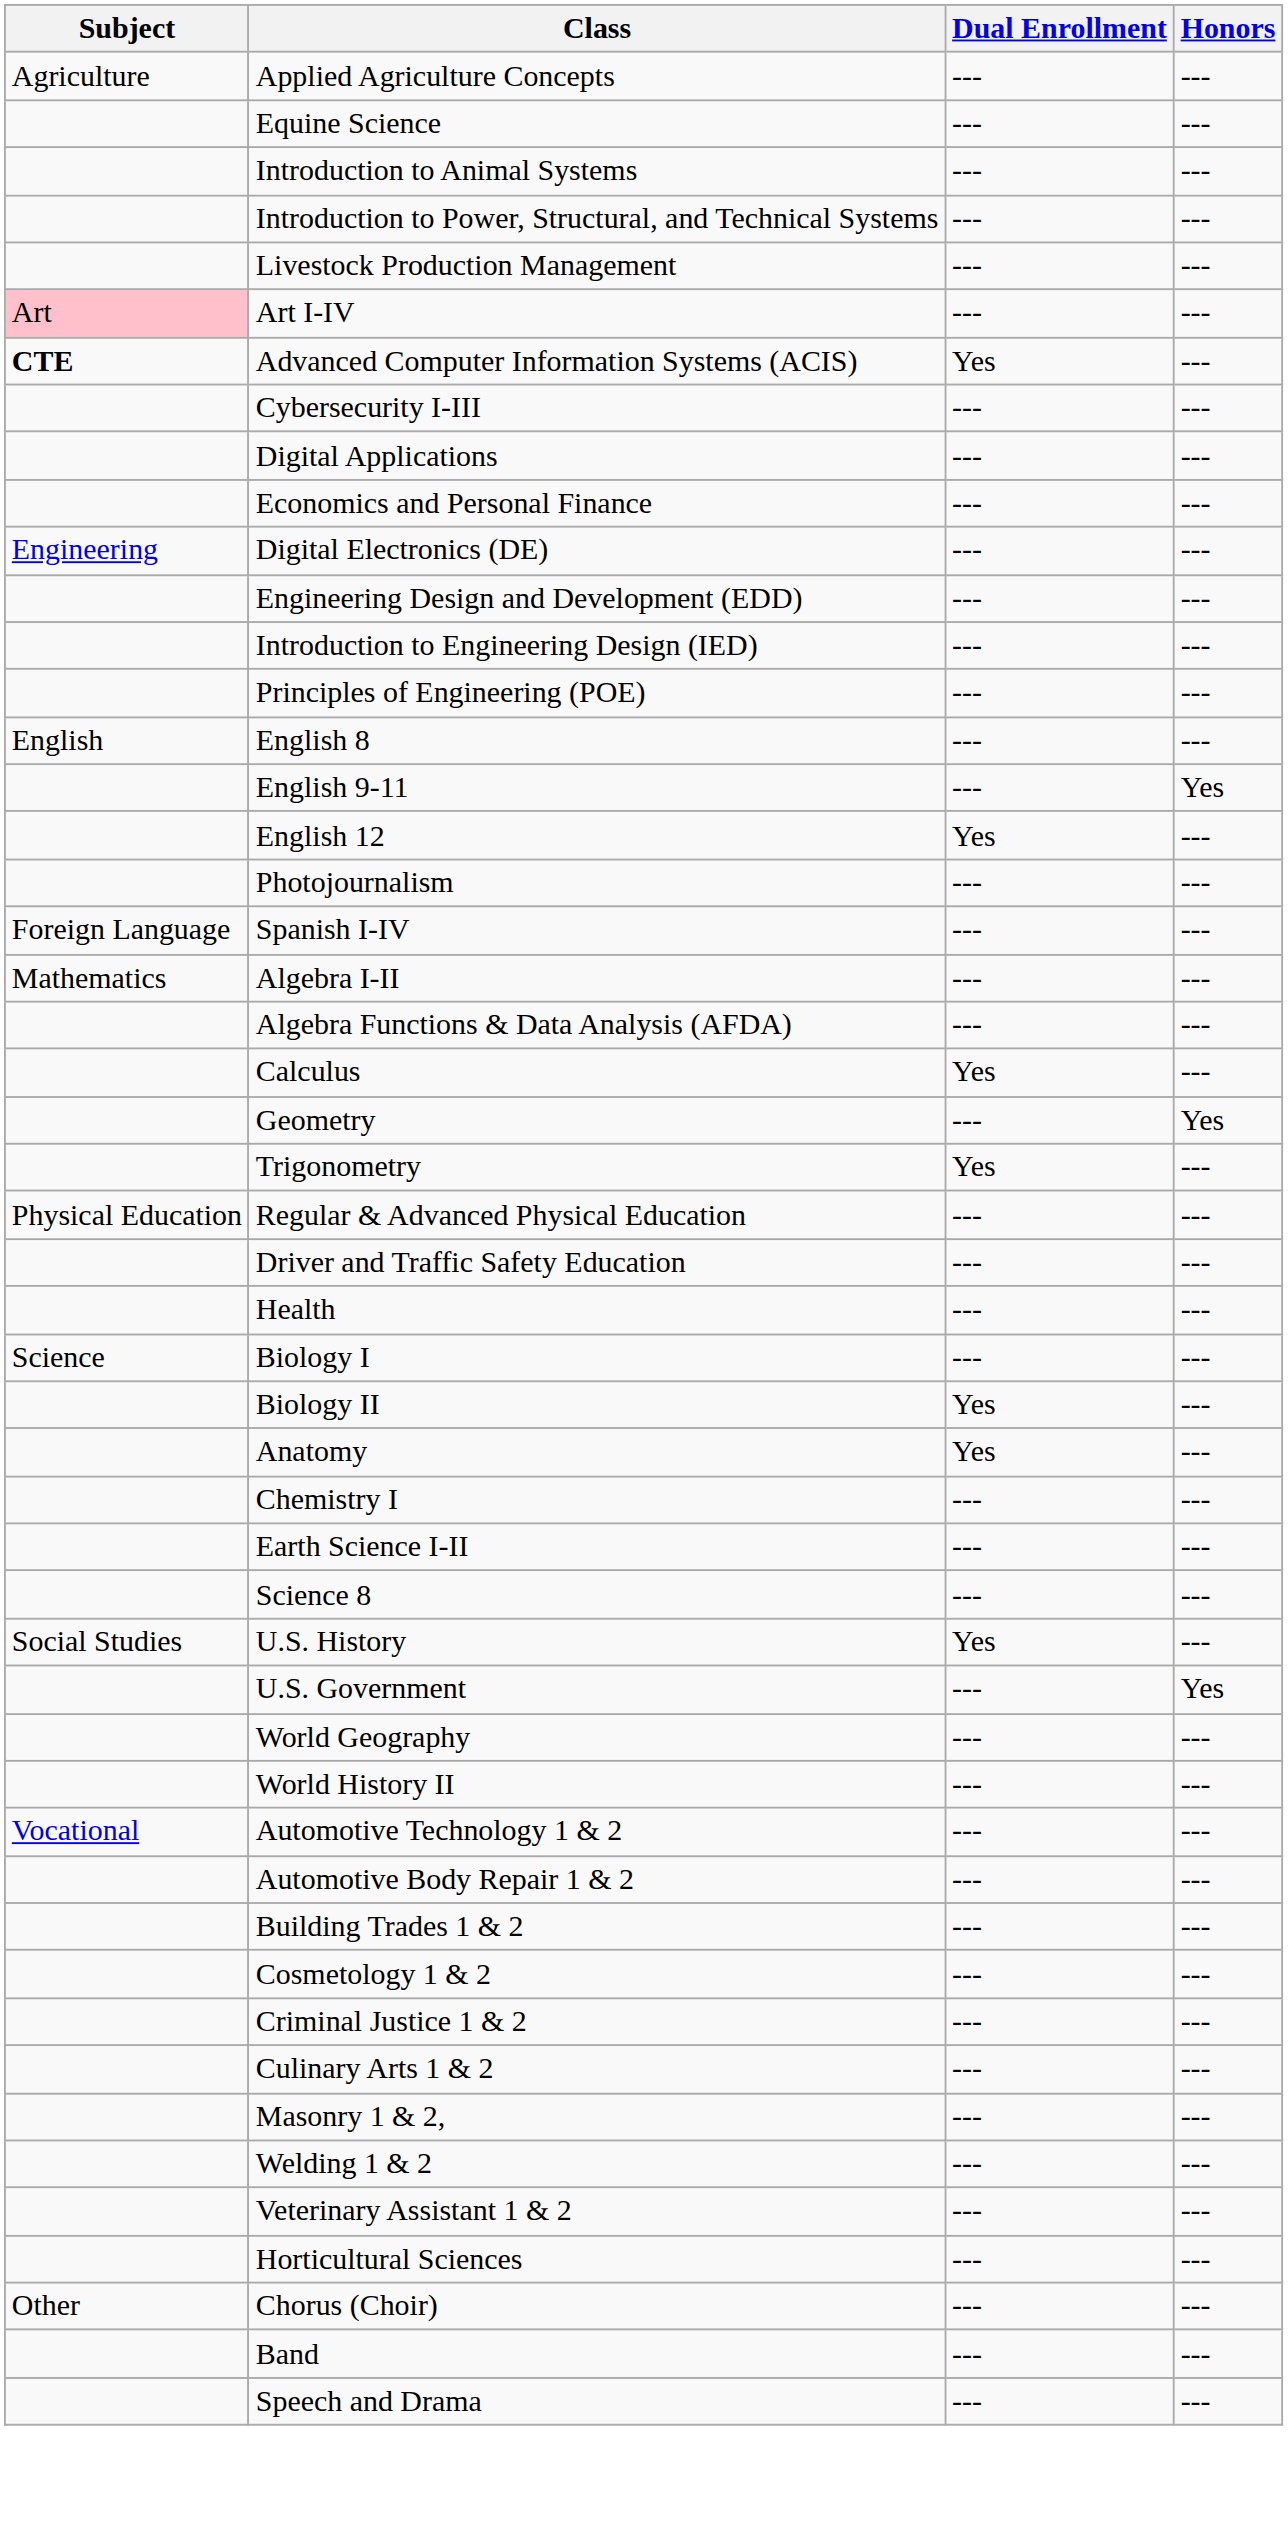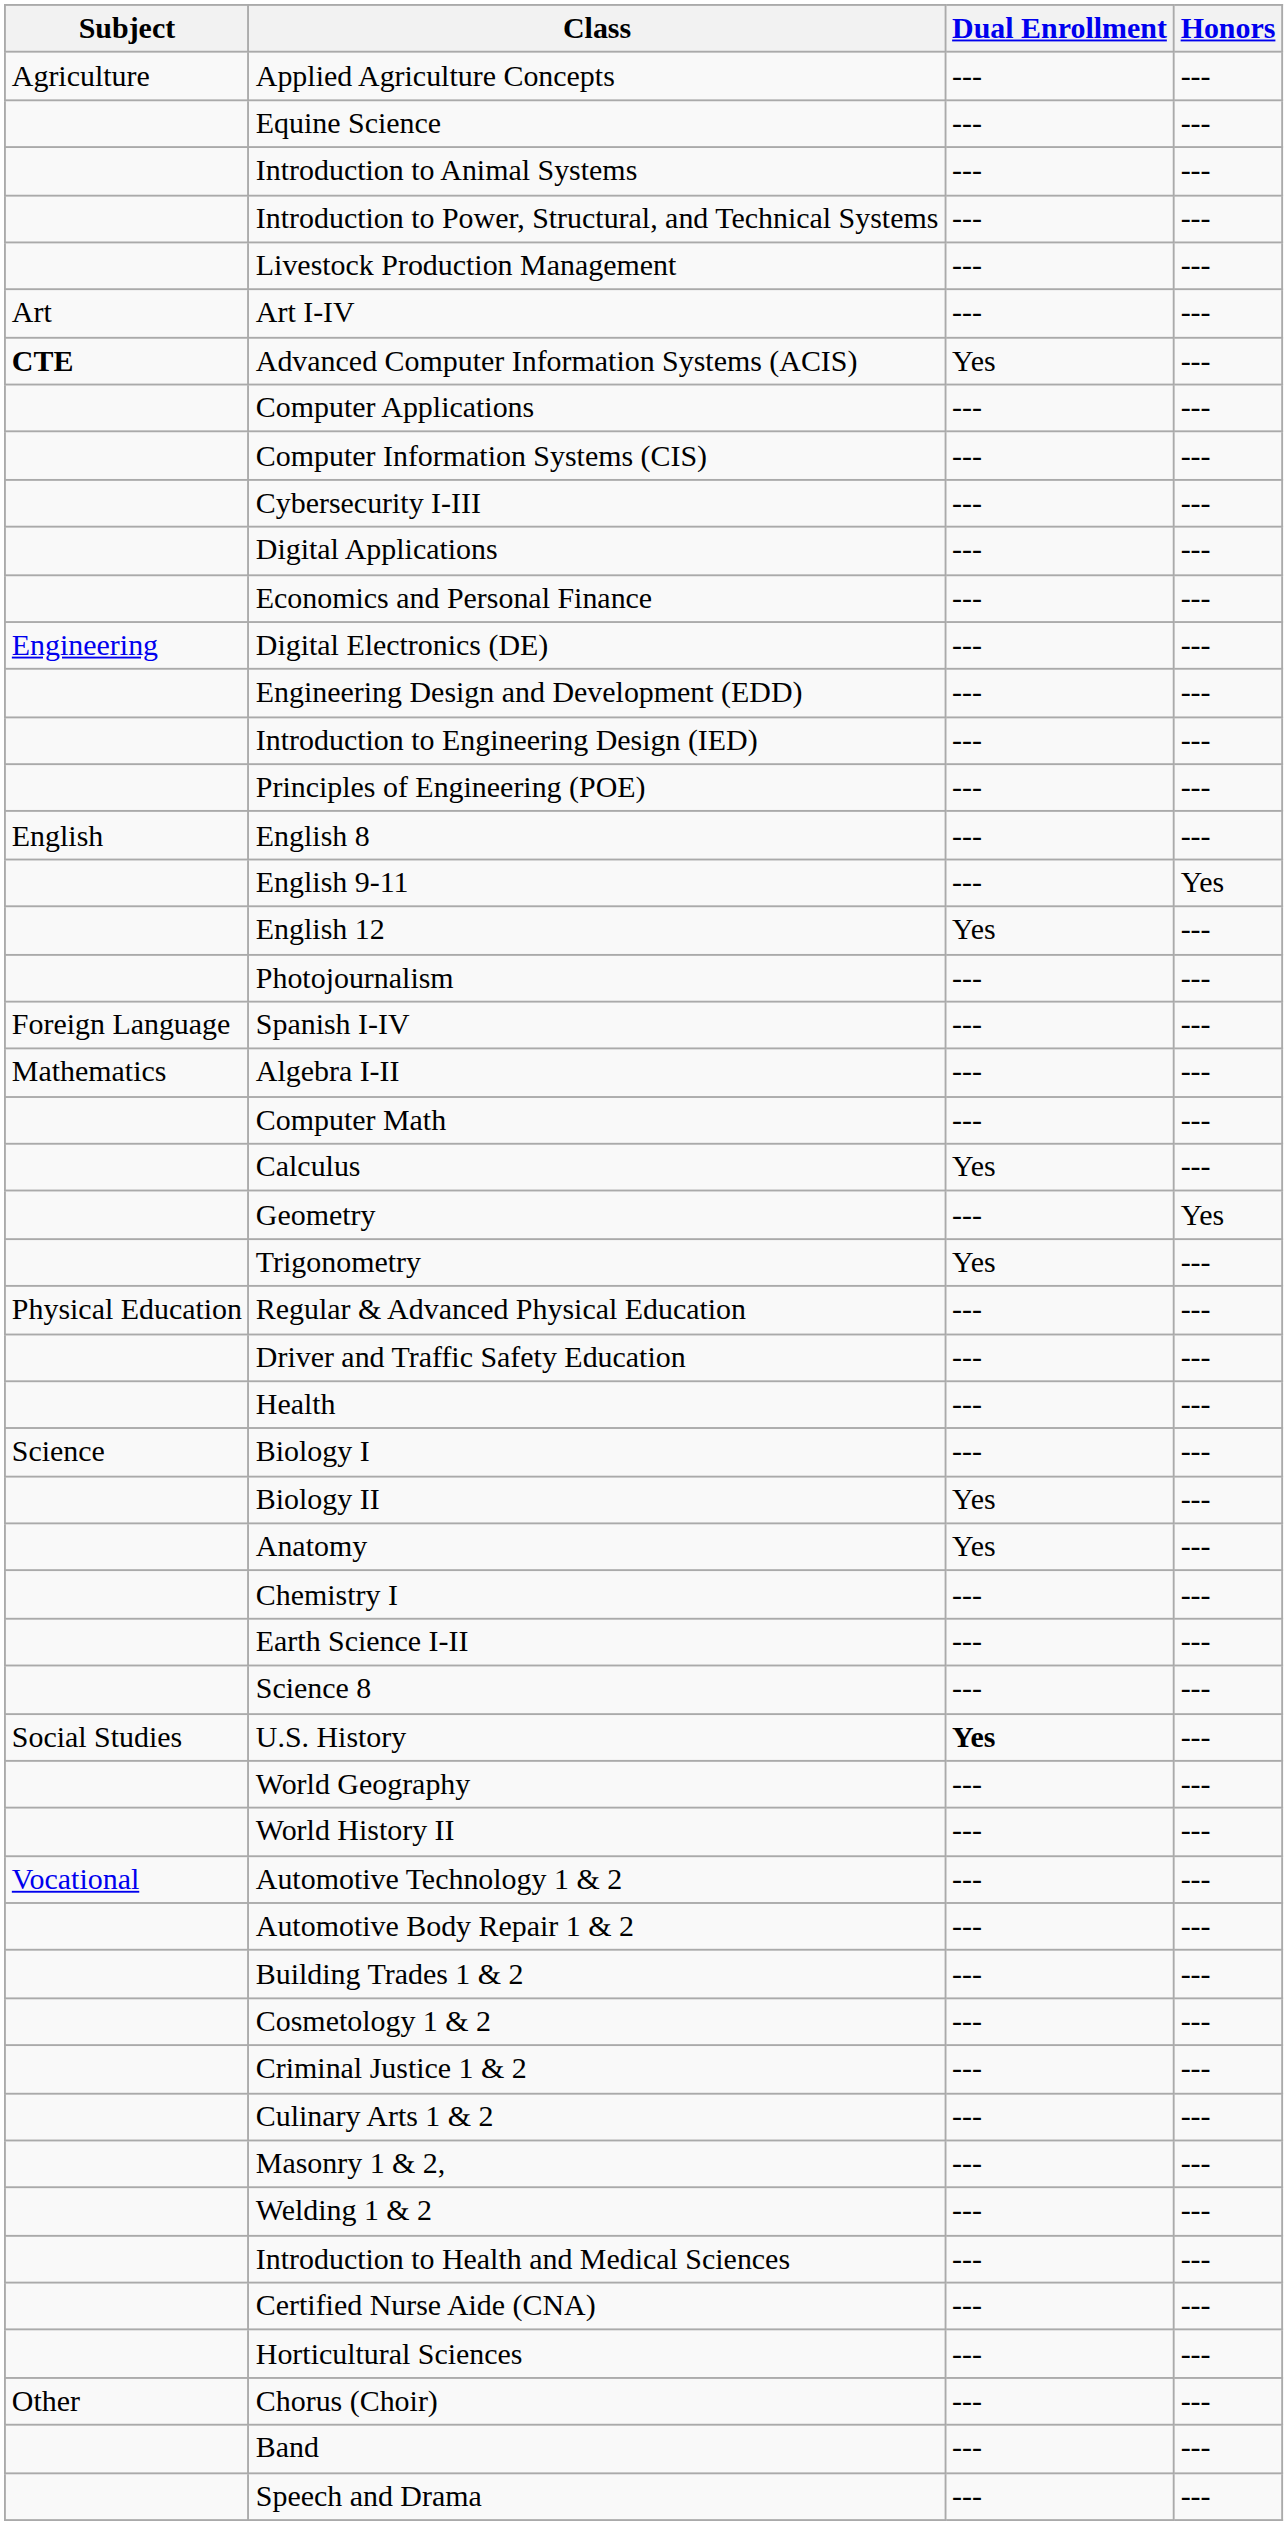(32, 312) pink background -> (32, 312) no background
+ row: (395, 407)
+ row: (481, 455)
- row: (524, 1024)
+ row: (351, 1119)
(974, 1641) normal -> (974, 1736) bold
- row: (361, 1689)
+ row: (523, 2258)
+ row: (426, 2305)
- row: (414, 2210)
